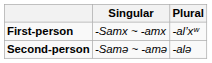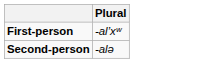- column: (131, 13)
